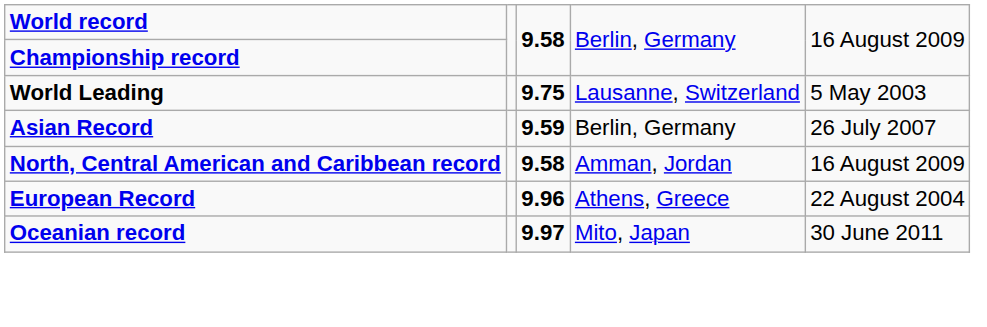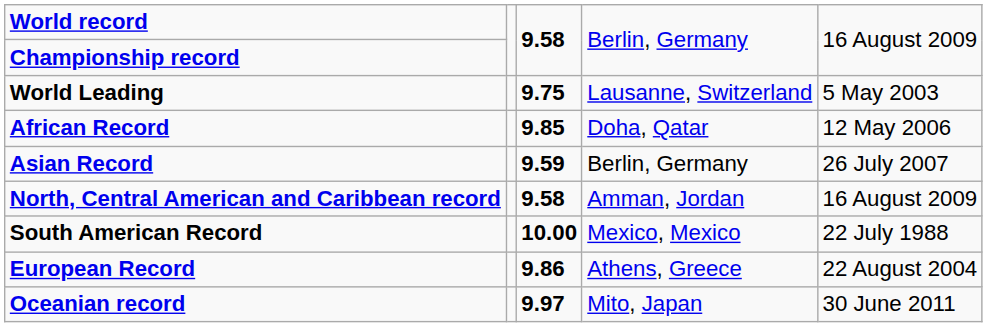+ row: (90, 127)
+ row: (136, 233)
(543, 198) 9.96 -> (543, 269) 9.86
